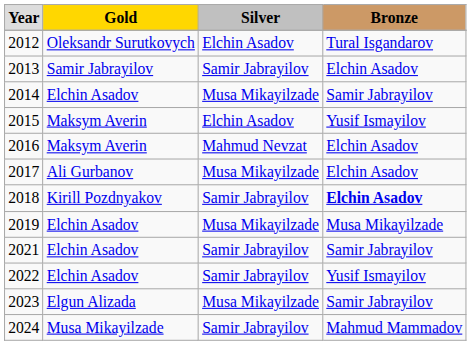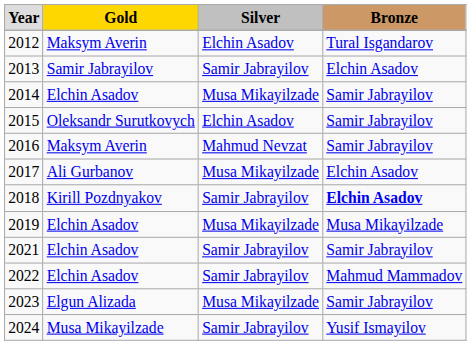(121, 43) Oleksandr Surutkovych -> (97, 43) Maksym Averin
(97, 120) Maksym Averin -> (121, 120) Oleksandr Surutkovych
(376, 120) Yusif Ismayilov -> (380, 120) Samir Jabrayilov
(372, 146) Elchin Asadov -> (380, 146) Samir Jabrayilov
(376, 275) Yusif Ismayilov -> (394, 275) Mahmud Mammadov
(394, 327) Mahmud Mammadov -> (376, 327) Yusif Ismayilov
